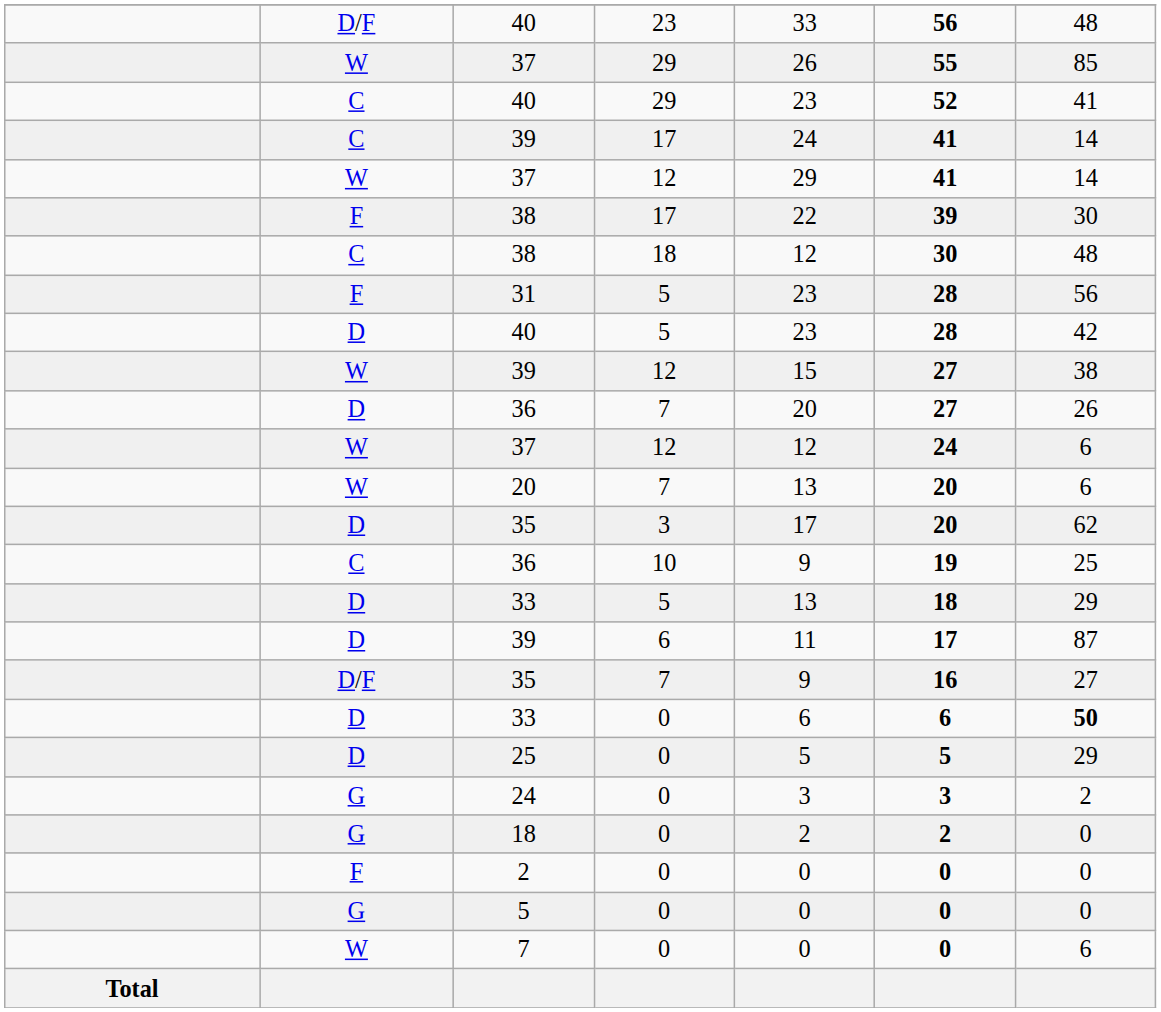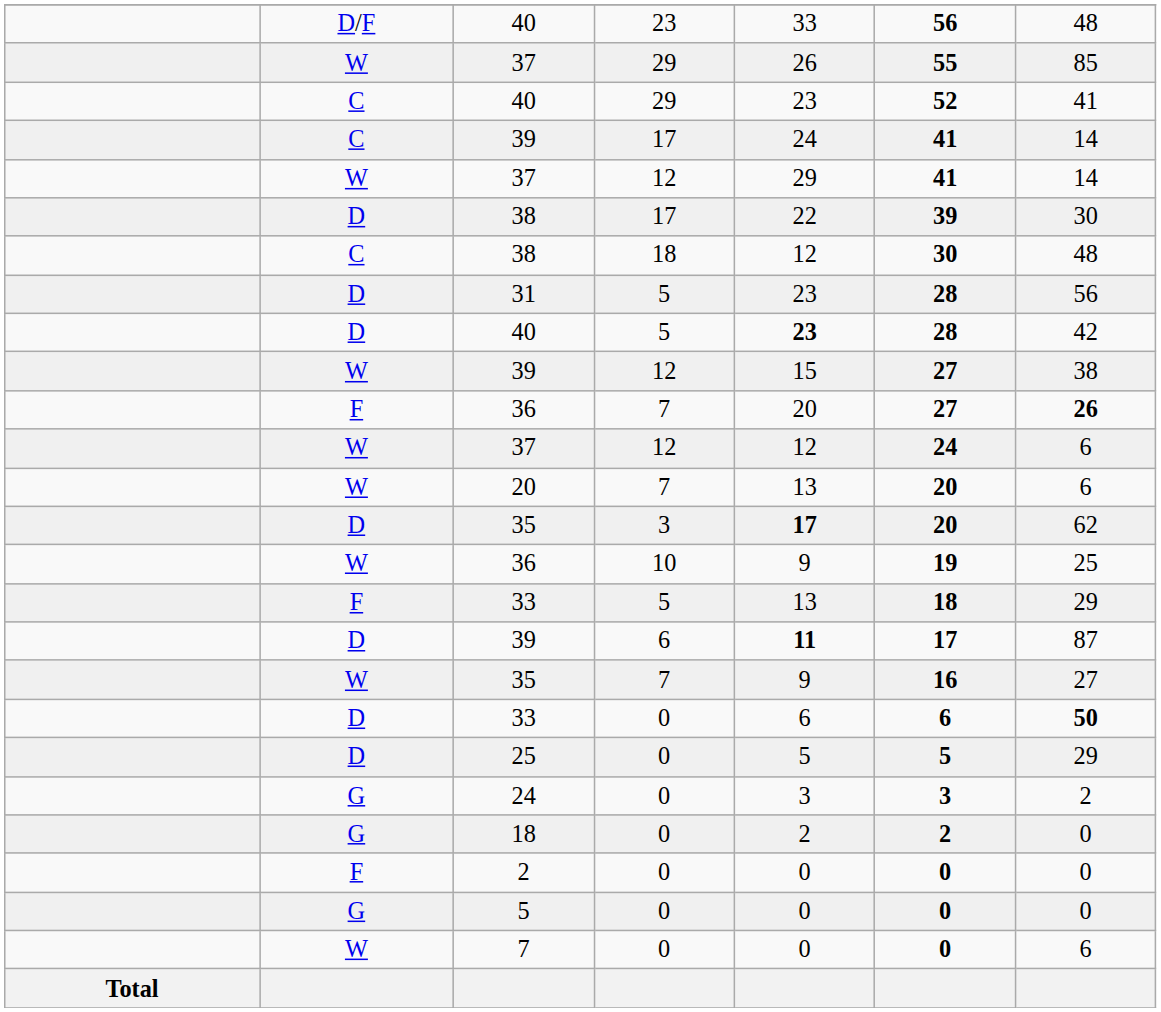(356, 216) F -> (356, 216) D
(356, 293) F -> (356, 293) D
(805, 332) normal -> (805, 332) bold
(356, 409) D -> (356, 409) F
(1086, 409) normal -> (1086, 409) bold
(805, 525) normal -> (805, 525) bold
(356, 563) C -> (356, 563) W
(356, 602) D -> (356, 602) F
(805, 640) normal -> (805, 640) bold
(356, 679) D/F -> (356, 679) W
